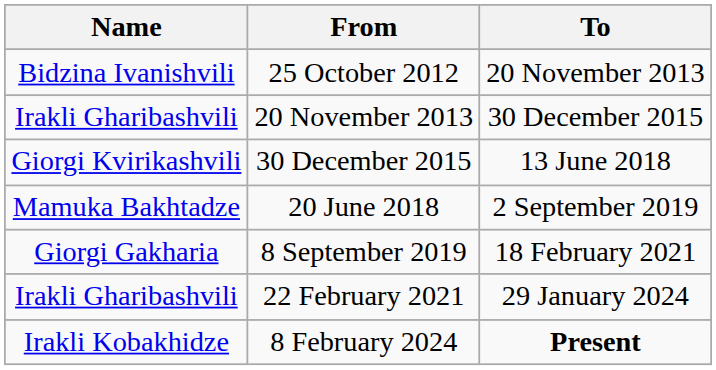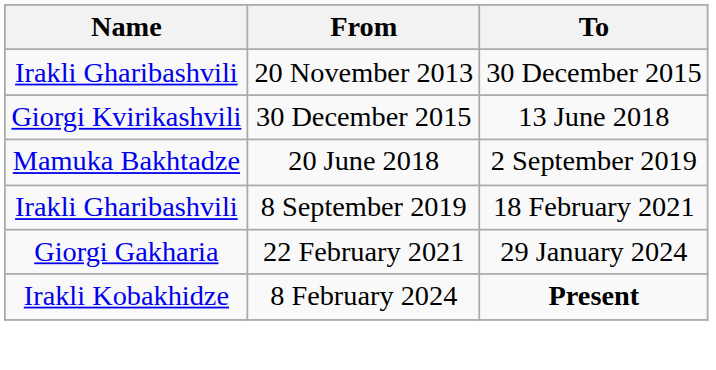- row: (364, 71)
(126, 251) Giorgi Gakharia -> (126, 206) Irakli Gharibashvili
(126, 296) Irakli Gharibashvili -> (126, 251) Giorgi Gakharia
